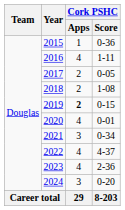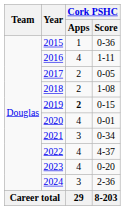(106, 167) 2-36 -> (106, 167) 0-20
(106, 182) 0-20 -> (106, 182) 2-36
